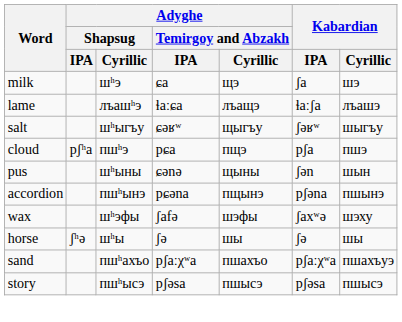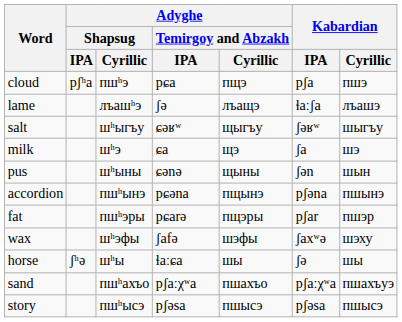rows swapped: (21, 82) <-> (23, 149)
(169, 104) ɬaːɕa -> (161, 104) ʃə
+ row: (15, 216)
(161, 238) ʃə -> (169, 261) ɬaːɕa
